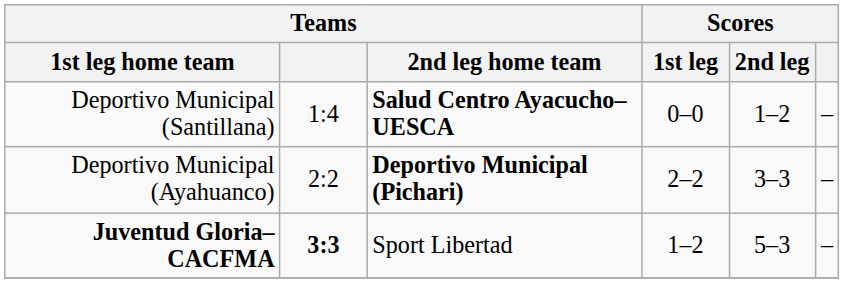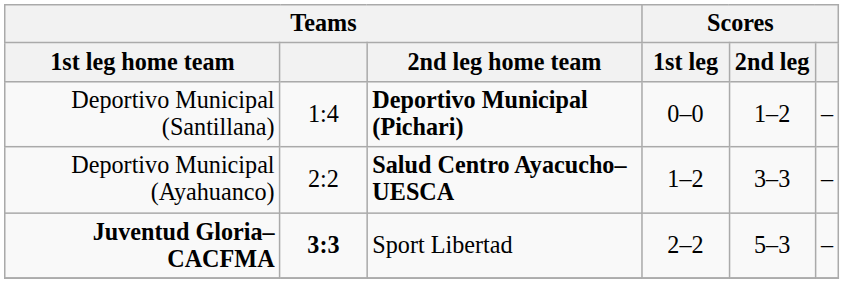(499, 113) Salud Centro Ayacucho–UESCA -> (480, 113) Deportivo Municipal (Pichari)
(480, 179) Deportivo Municipal (Pichari) -> (499, 179) Salud Centro Ayacucho–UESCA
(685, 179) 2–2 -> (685, 179) 1–2
(685, 244) 1–2 -> (685, 244) 2–2
